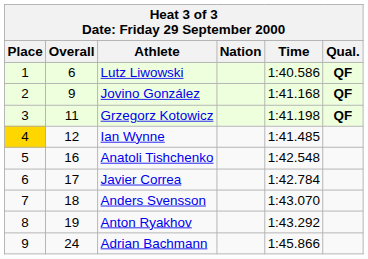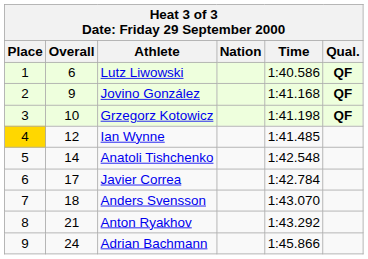(72, 115) 11 -> (72, 115) 10
(72, 158) 16 -> (72, 158) 14
(72, 222) 19 -> (72, 222) 21
